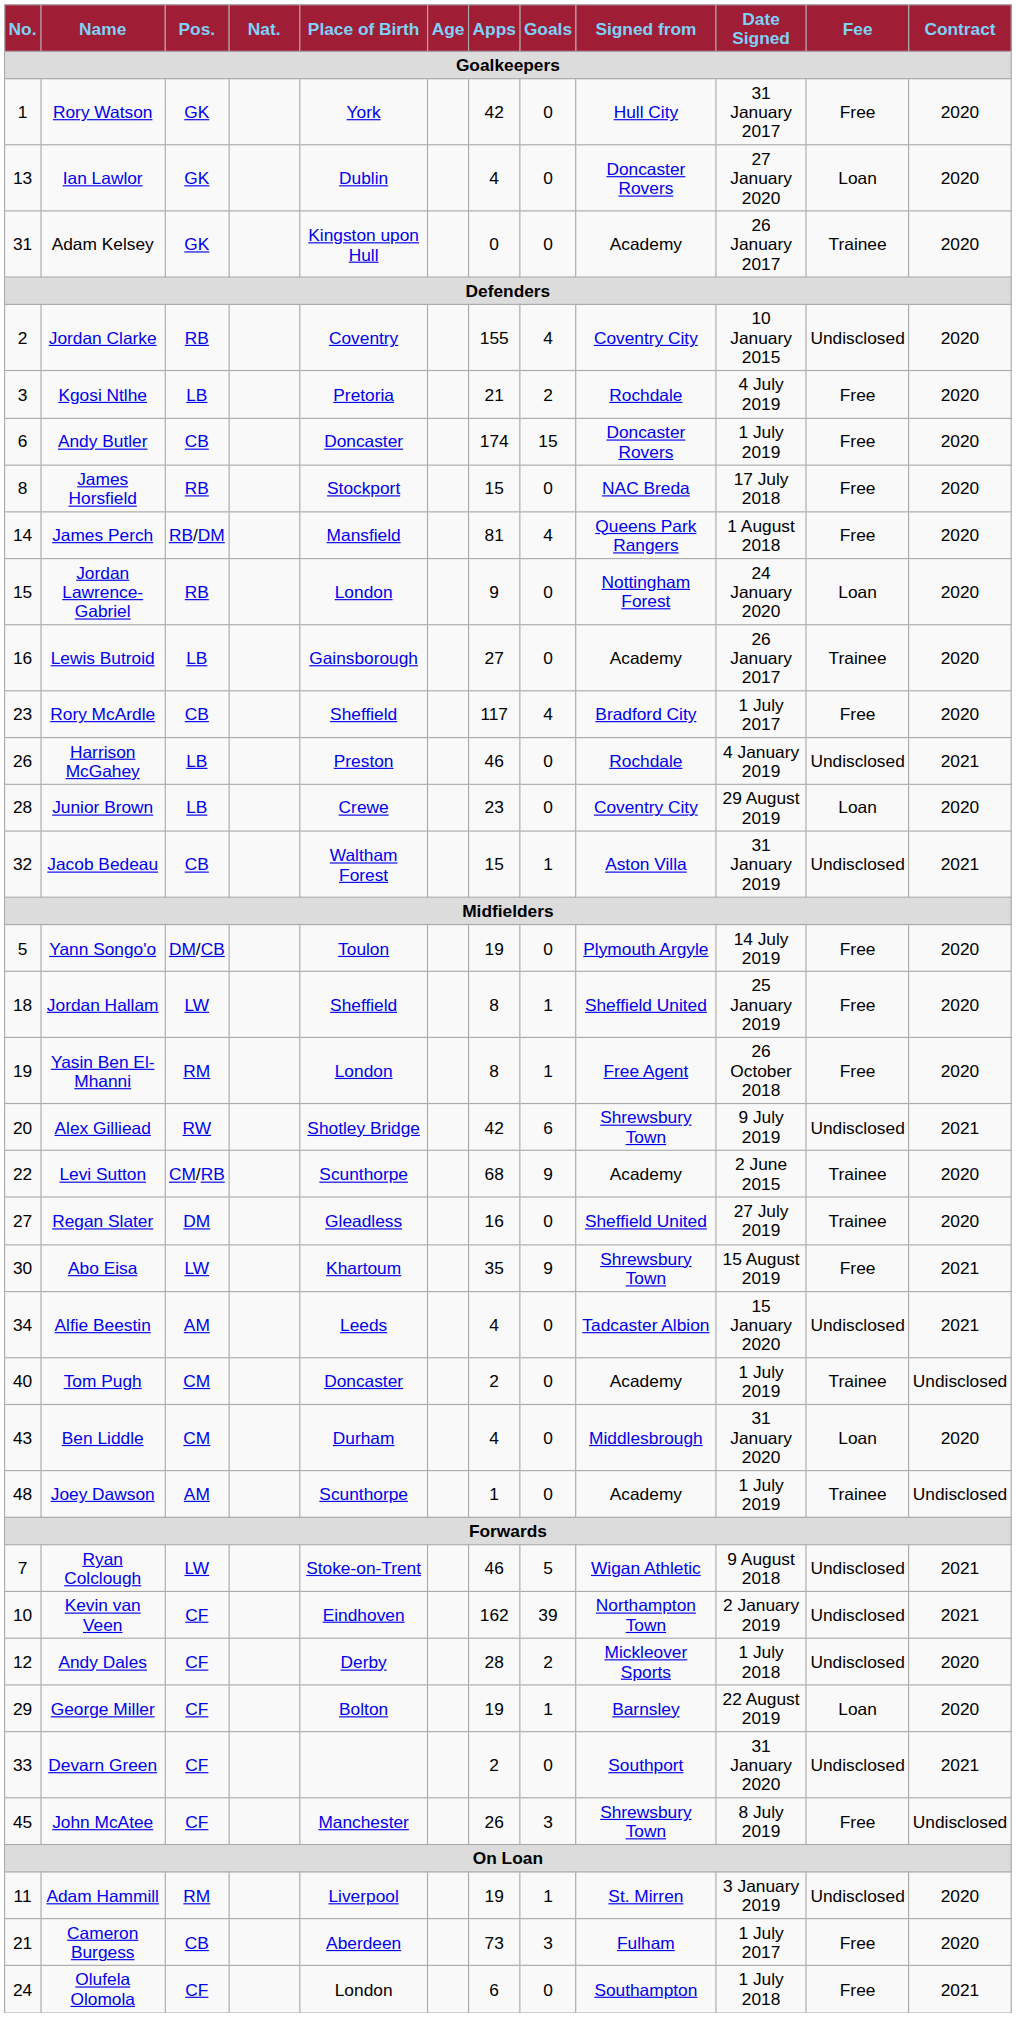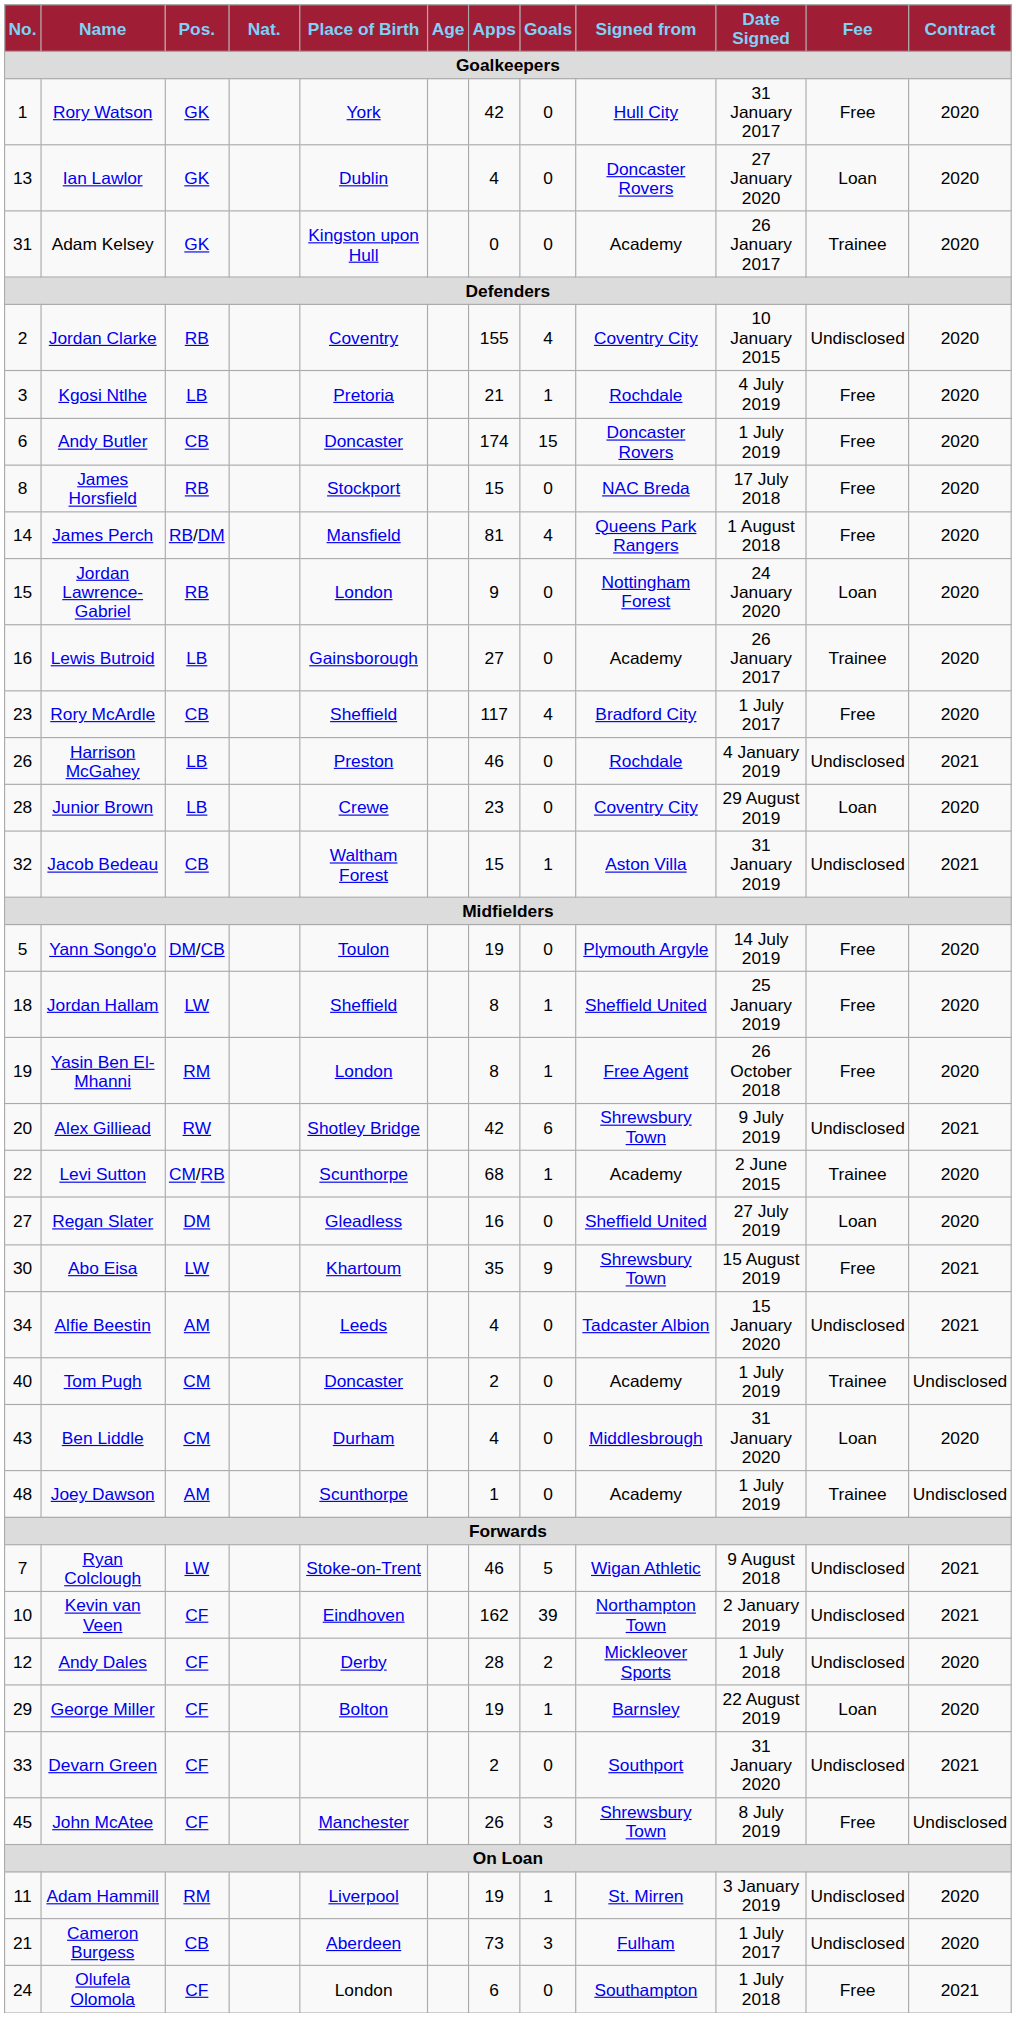(548, 395) 2 -> (548, 395) 1
(548, 1174) 9 -> (548, 1174) 1
(858, 1221) Trainee -> (858, 1221) Loan
(858, 1943) Free -> (858, 1943) Undisclosed
